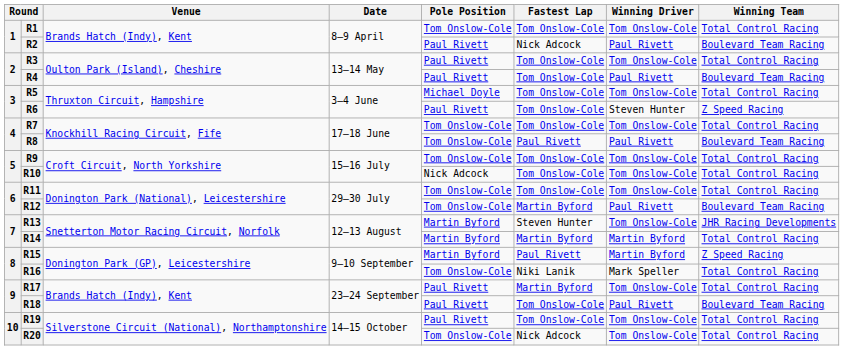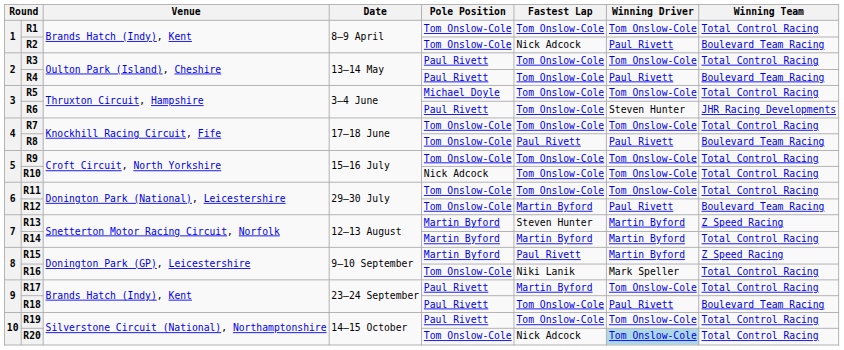(456, 45) Paul Rivett -> (468, 45) Tom Onslow-Cole
(742, 110) Z Speed Racing -> (769, 110) JHR Racing Developments
(653, 223) Tom Onslow-Cole -> (647, 223) Martin Byford
(769, 223) JHR Racing Developments -> (742, 223) Z Speed Racing
(653, 337) no background -> (653, 337) lightblue background
